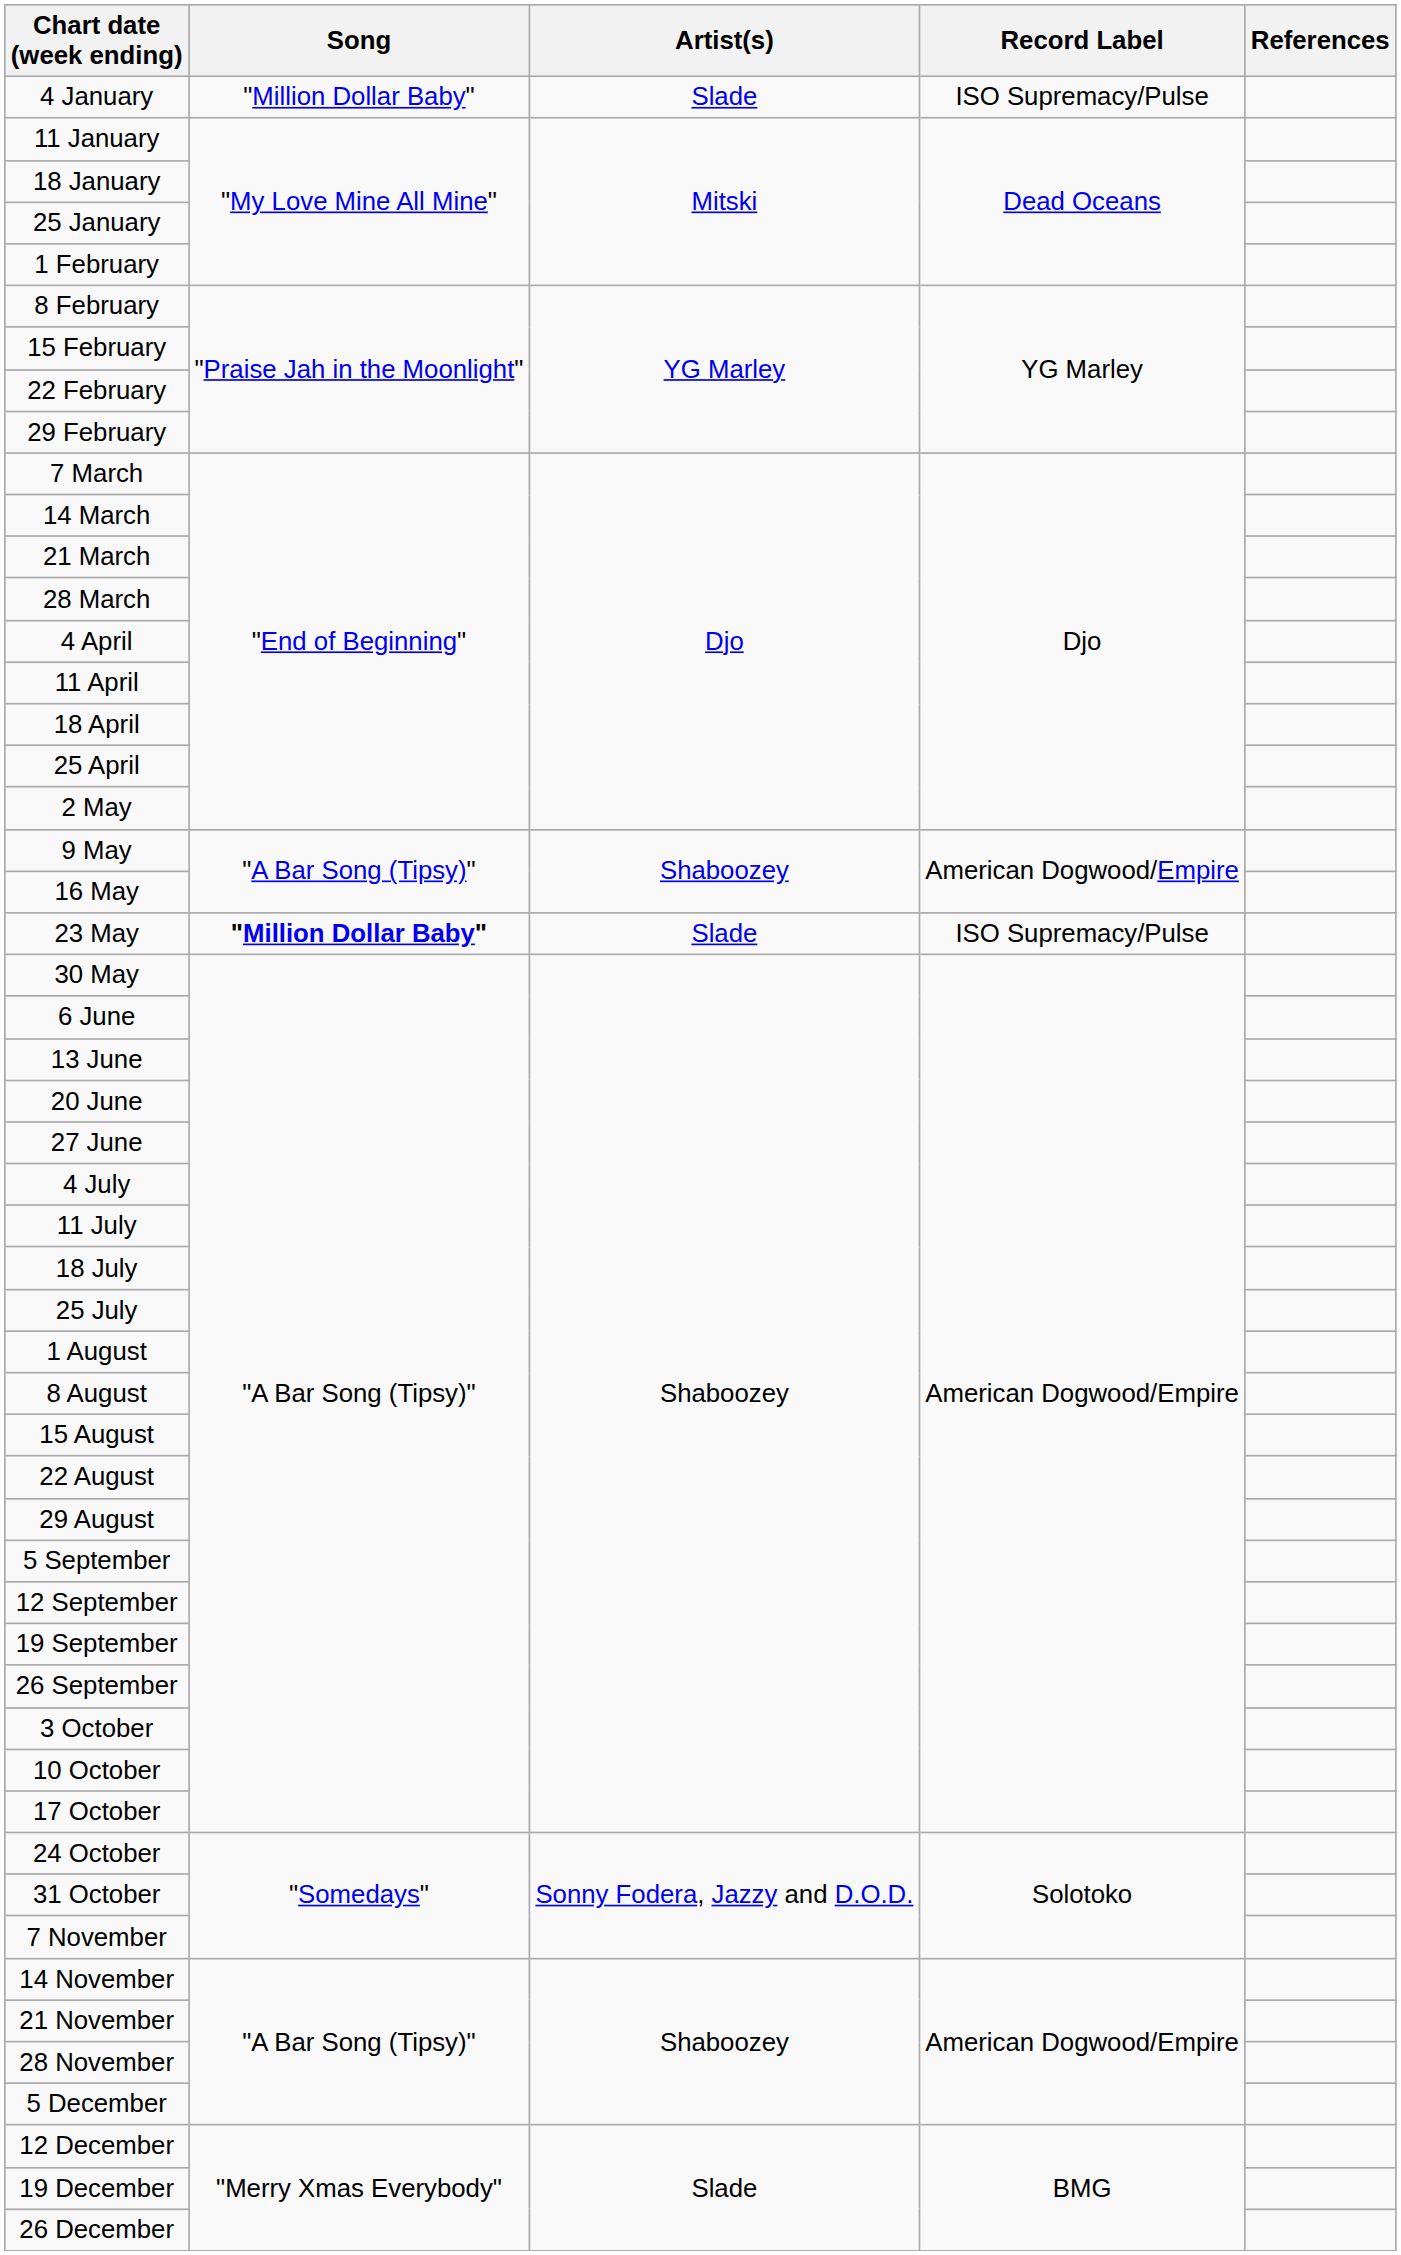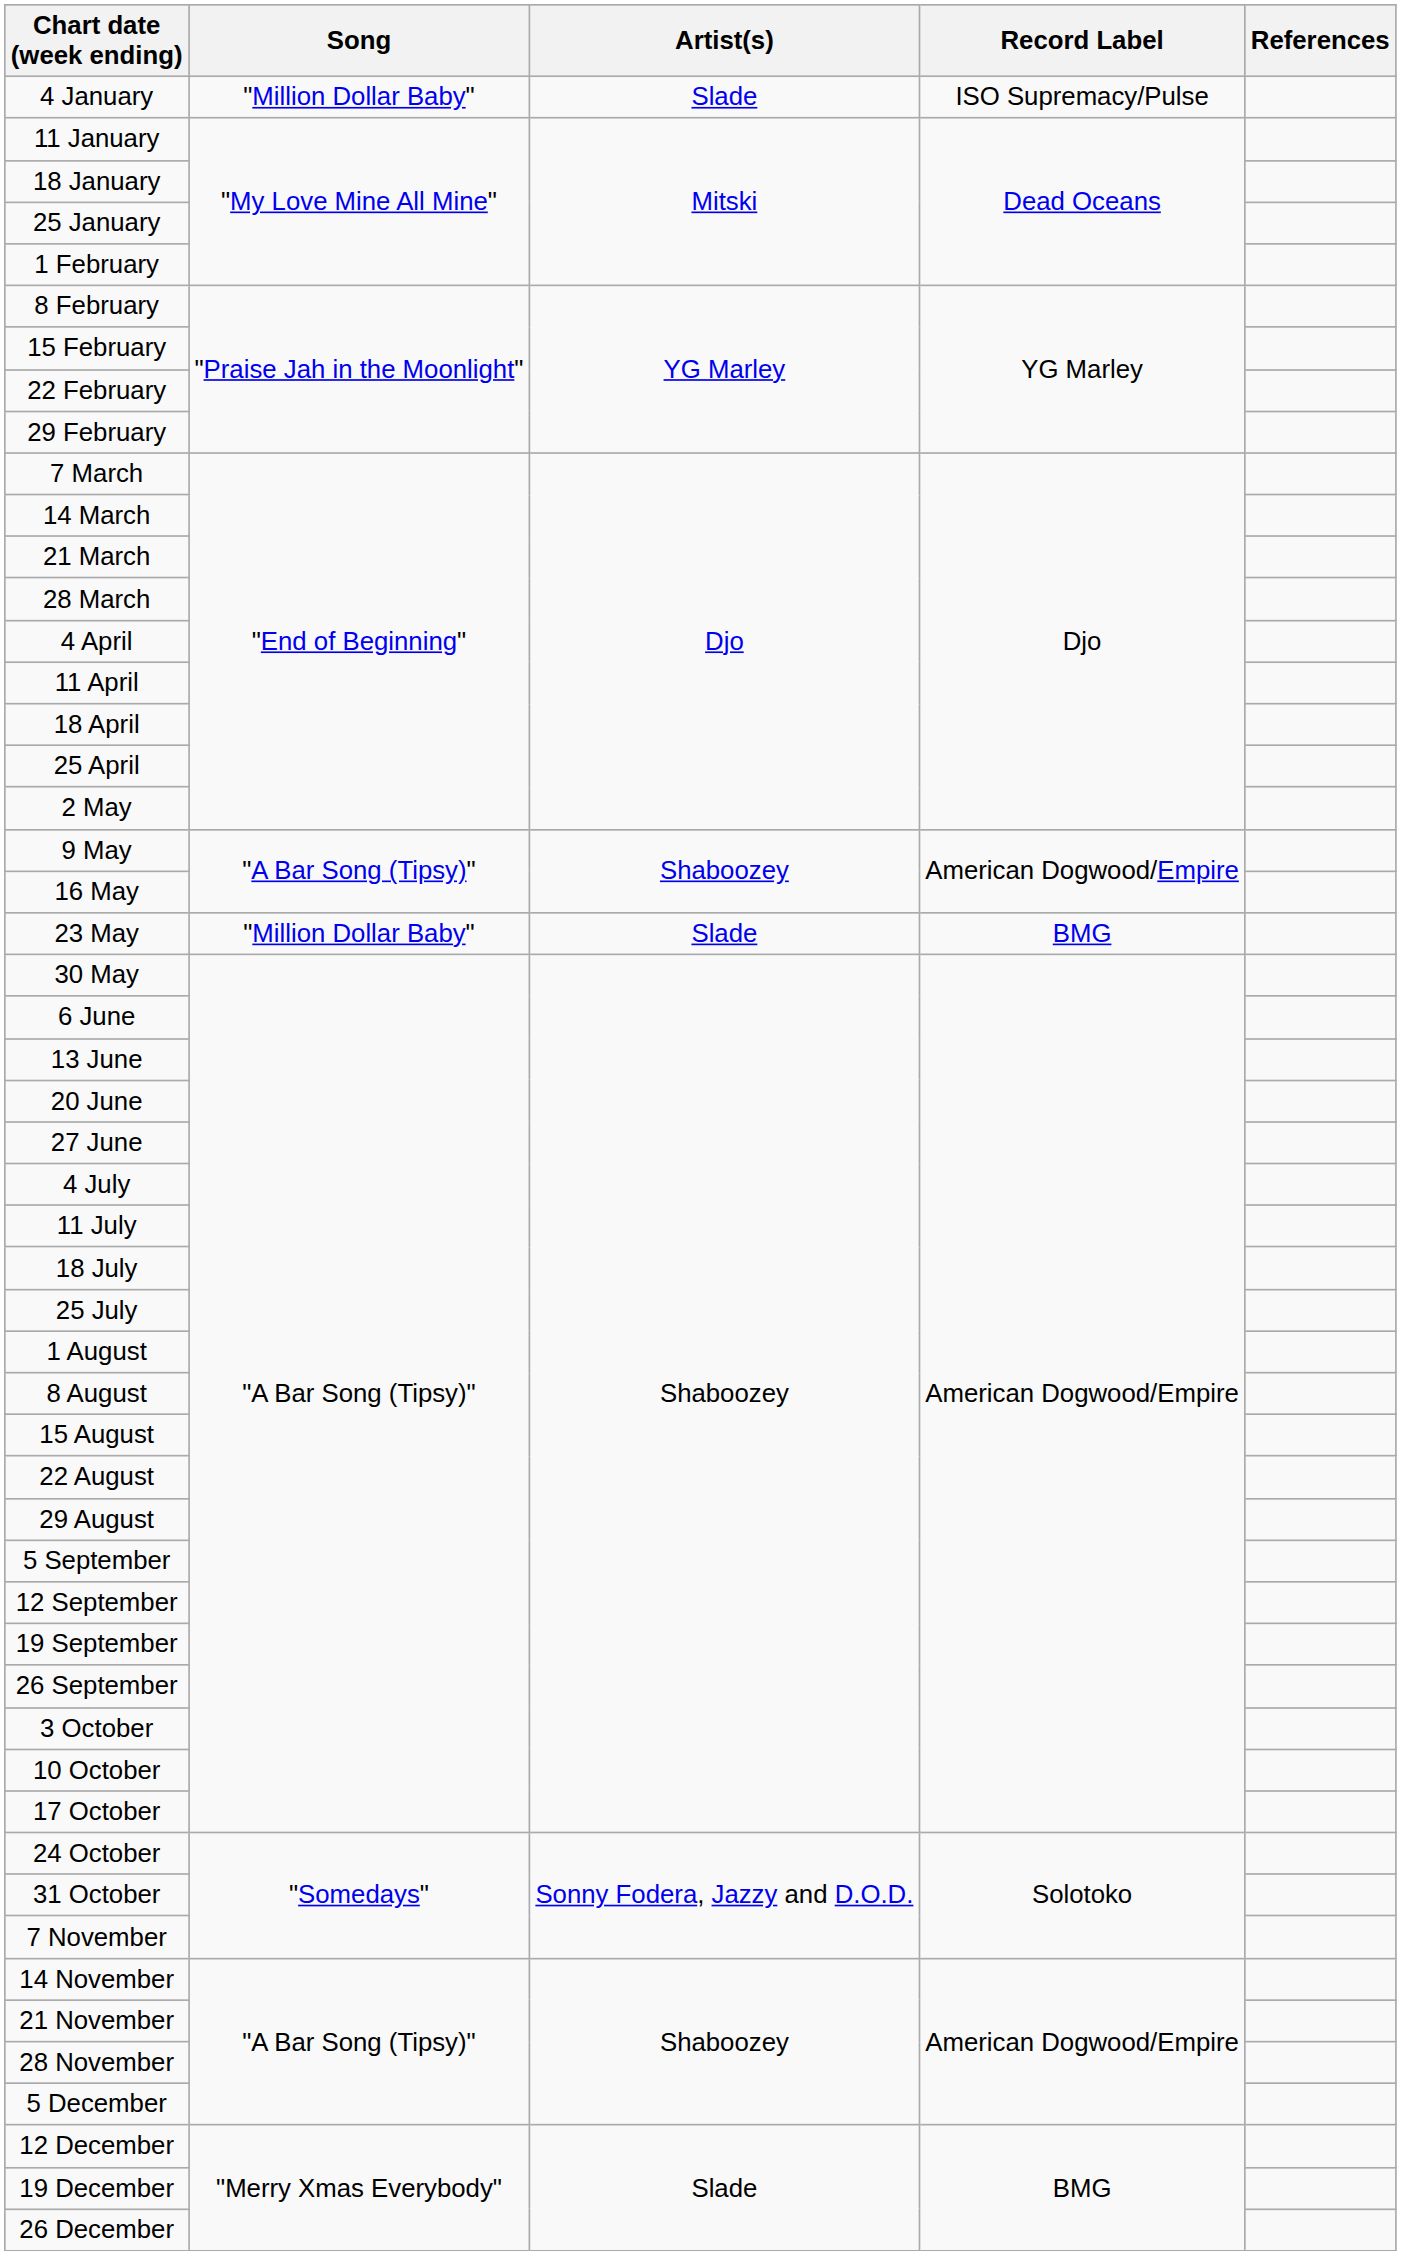(359, 932) bold -> (359, 932) normal
(1082, 932) ISO Supremacy/Pulse -> (1082, 932) BMG
